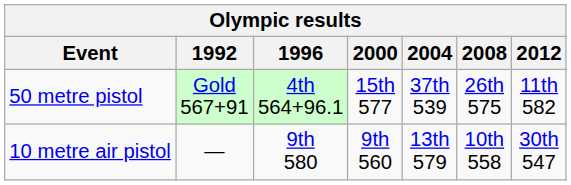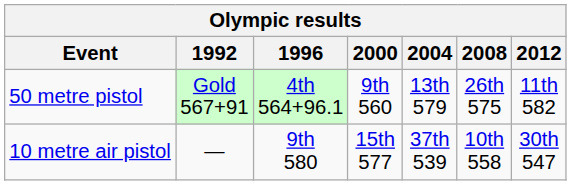(375, 96) 15th 577 -> (375, 96) 9th 560
(430, 96) 37th 539 -> (430, 96) 13th 579
(375, 151) 9th 560 -> (375, 151) 15th 577
(430, 151) 13th 579 -> (430, 151) 37th 539
